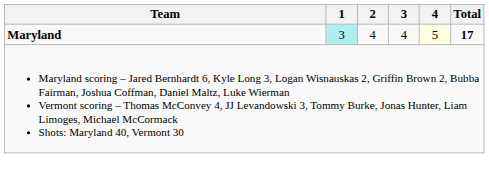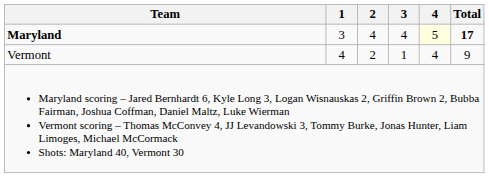(342, 34) paleturquoise background -> (342, 34) no background
+ row: (29, 54)
